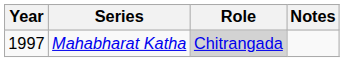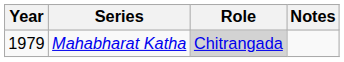(26, 43) 1997 -> (26, 43) 1979
